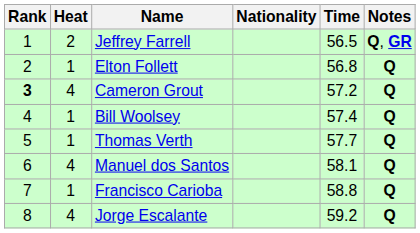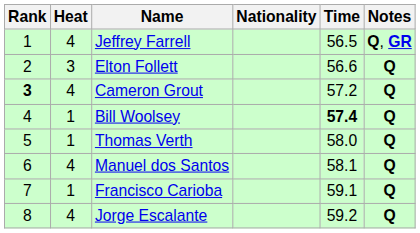(71, 41) 2 -> (71, 41) 4
(71, 66) 1 -> (71, 66) 3
(342, 66) 56.8 -> (342, 66) 56.6
(342, 116) normal -> (342, 116) bold
(342, 141) 57.7 -> (342, 141) 58.0
(342, 191) 58.8 -> (342, 191) 59.1
